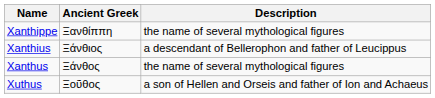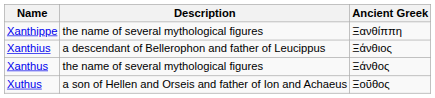columns swapped: (101, 13) <-> (286, 13)
